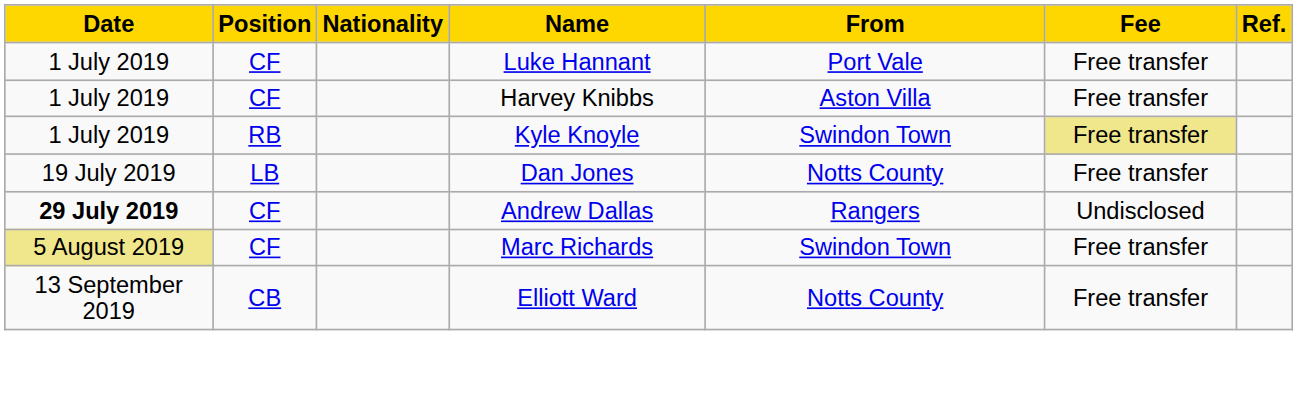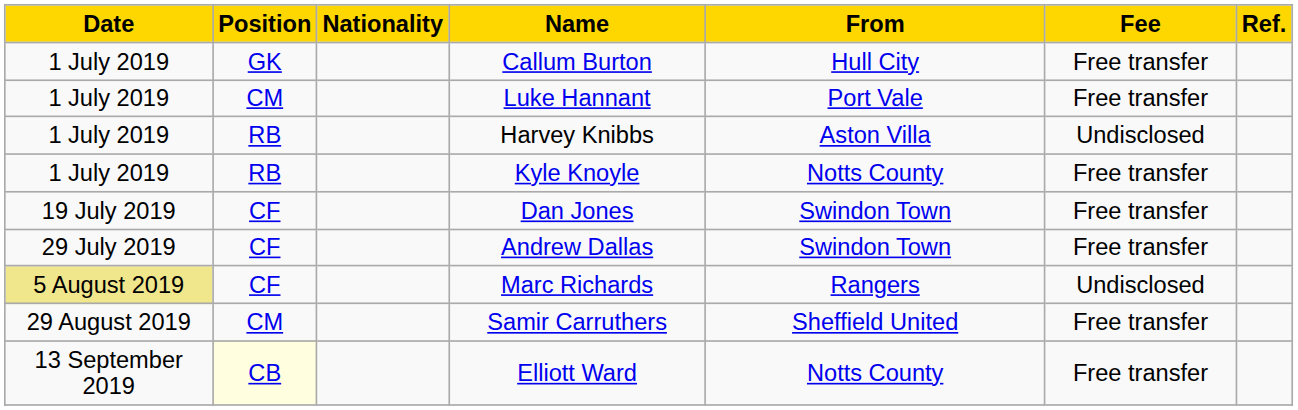+ row: (577, 61)
(265, 61) CF -> (265, 98) CM
(265, 98) CF -> (265, 136) RB
(1140, 98) Free transfer -> (1140, 136) Undisclosed
(875, 136) Swindon Town -> (875, 173) Notts County
(1140, 136) khaki background -> (1140, 173) no background
(265, 173) LB -> (265, 210) CF
(875, 173) Notts County -> (875, 210) Swindon Town
(109, 210) bold -> (109, 248) normal
(875, 210) Rangers -> (875, 248) Swindon Town
(1140, 210) Undisclosed -> (1140, 248) Free transfer
(875, 248) Swindon Town -> (875, 285) Rangers
(1140, 248) Free transfer -> (1140, 285) Undisclosed
+ row: (577, 322)
(265, 298) no background -> (265, 373) lightyellow background
